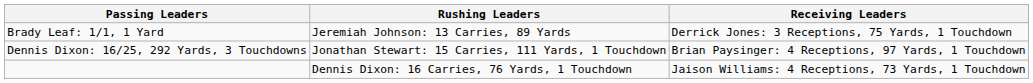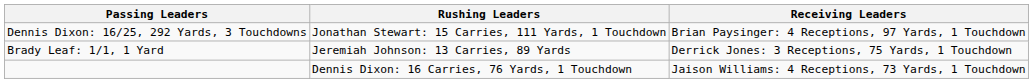rows swapped: (157, 51) <-> (85, 32)
